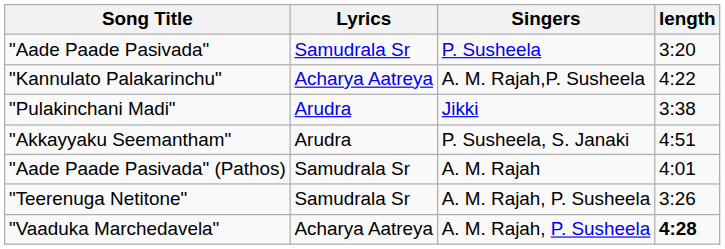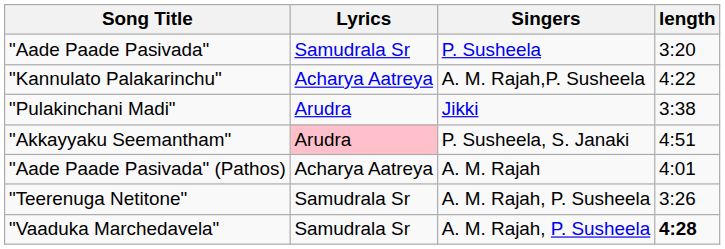(323, 139) no background -> (323, 139) pink background
(352, 169) Samudrala Sr -> (364, 169) Acharya Aatreya
(364, 229) Acharya Aatreya -> (352, 229) Samudrala Sr
